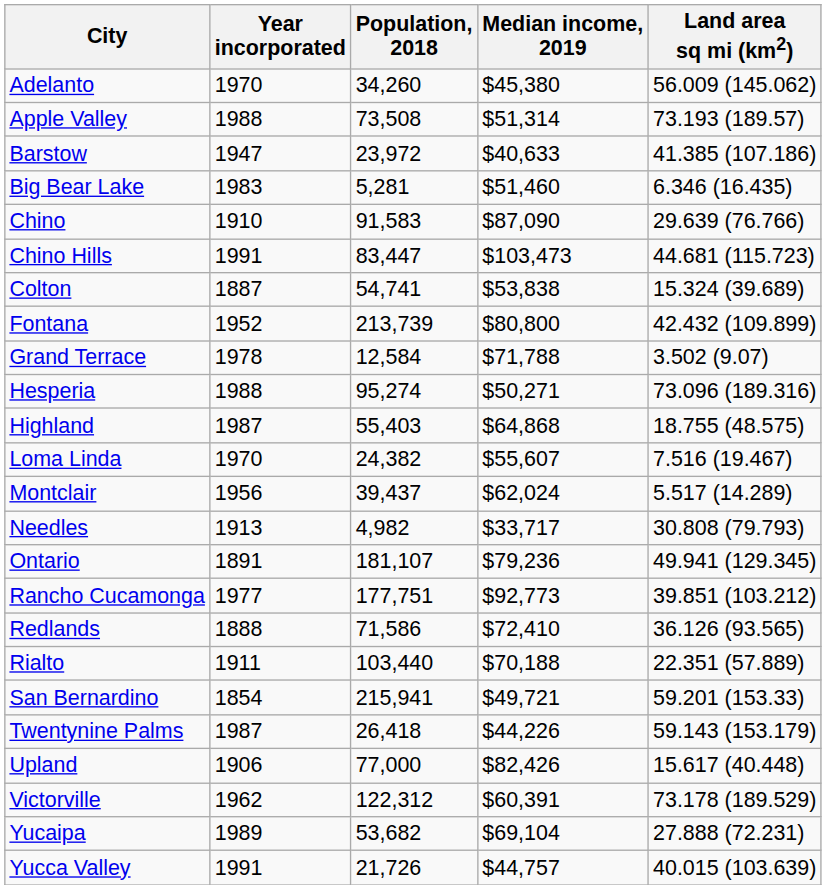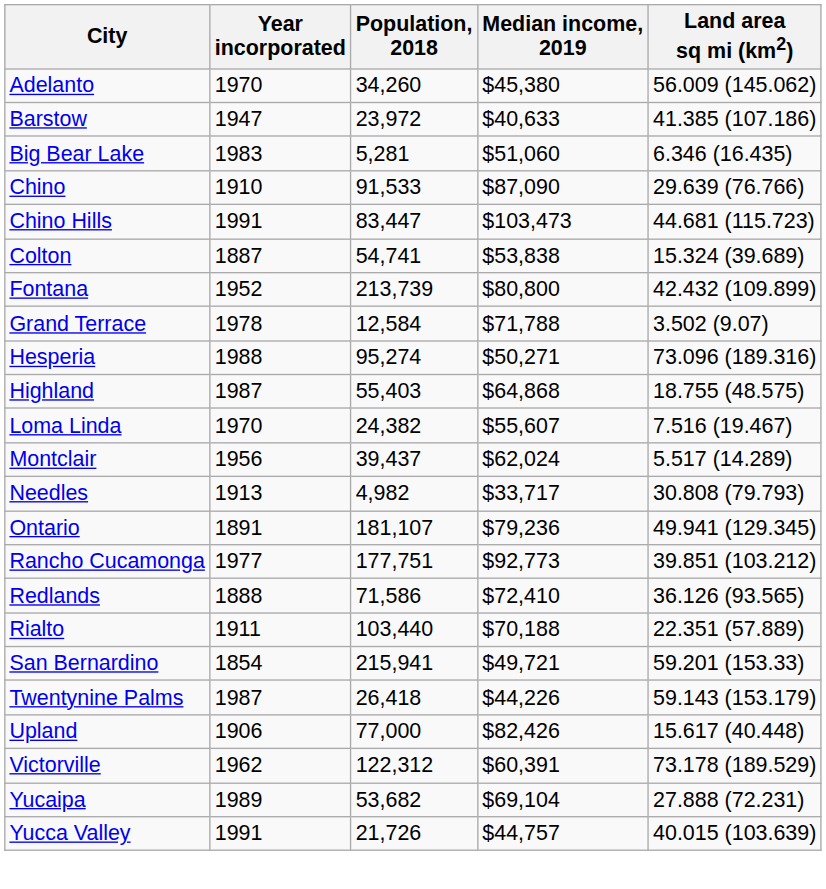- row: (68, 119)
(521, 187) $51,460 -> (521, 153) $51,060
(388, 221) 91,583 -> (388, 187) 91,533
